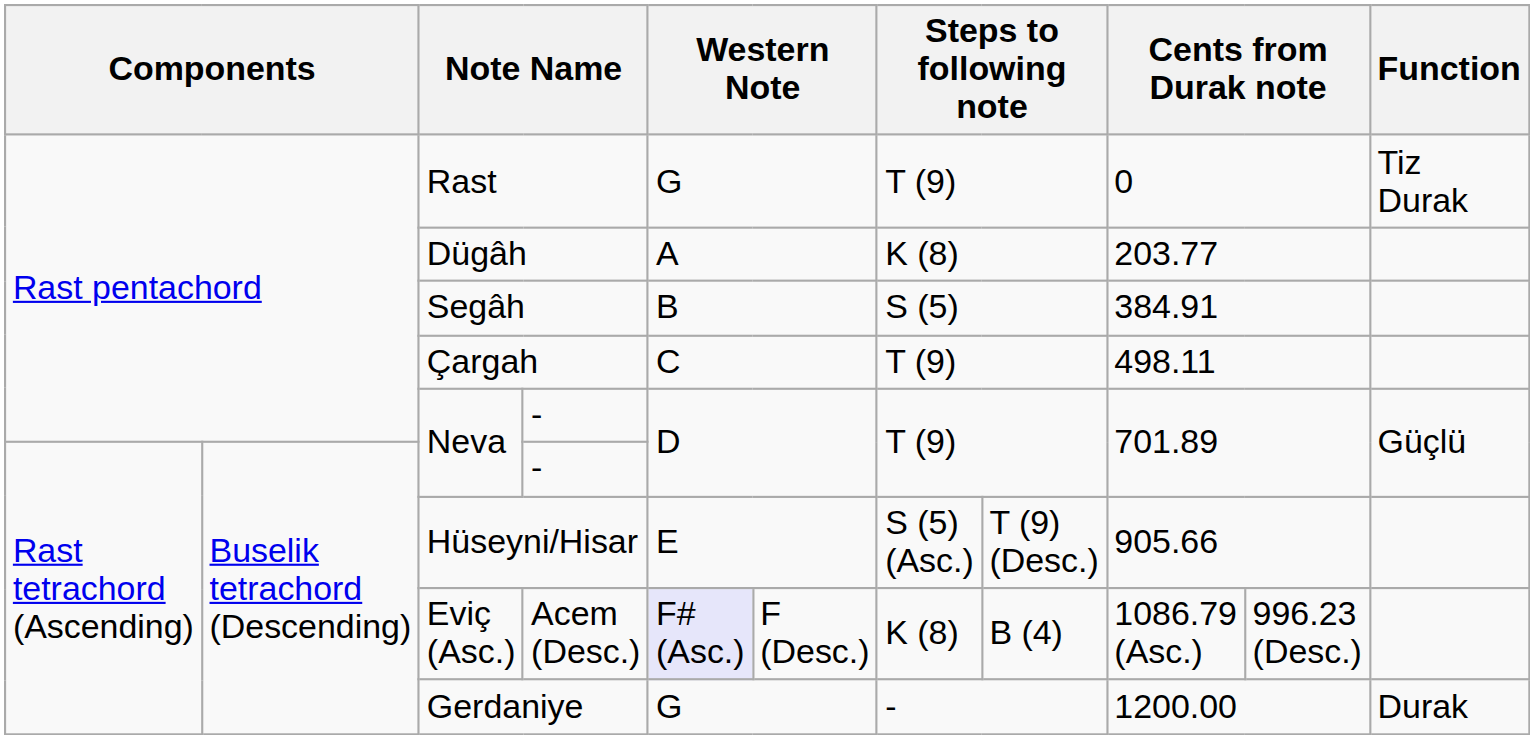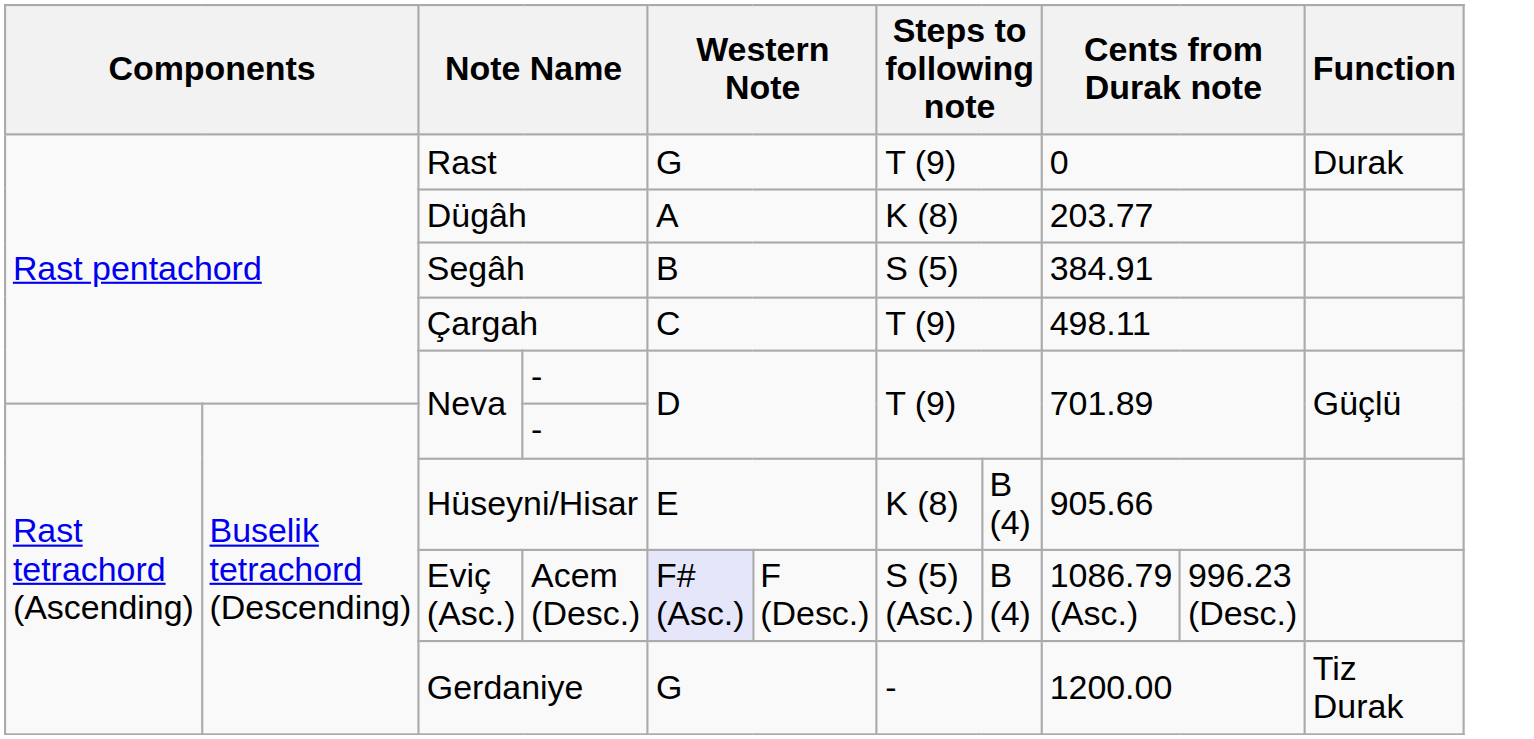(1423, 180) Tiz Durak -> (1358, 161) Durak
(929, 541) S (5) (Asc.) -> (922, 503) K (8)
(1044, 541) T (9) (Desc.) -> (1010, 503) B (4)
(922, 633) K (8) -> (929, 595) S (5) (Asc.)
(1423, 706) Durak -> (1358, 687) Tiz Durak
